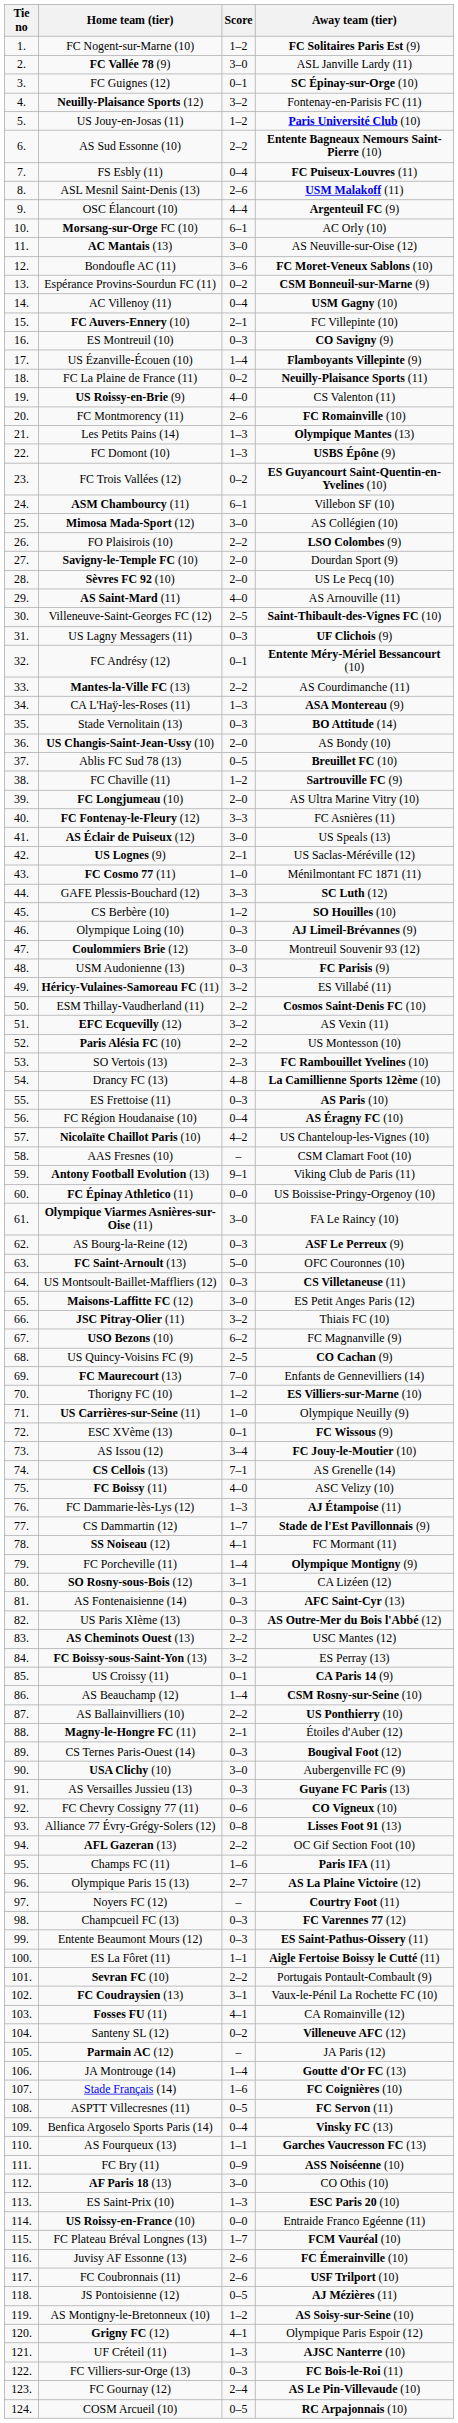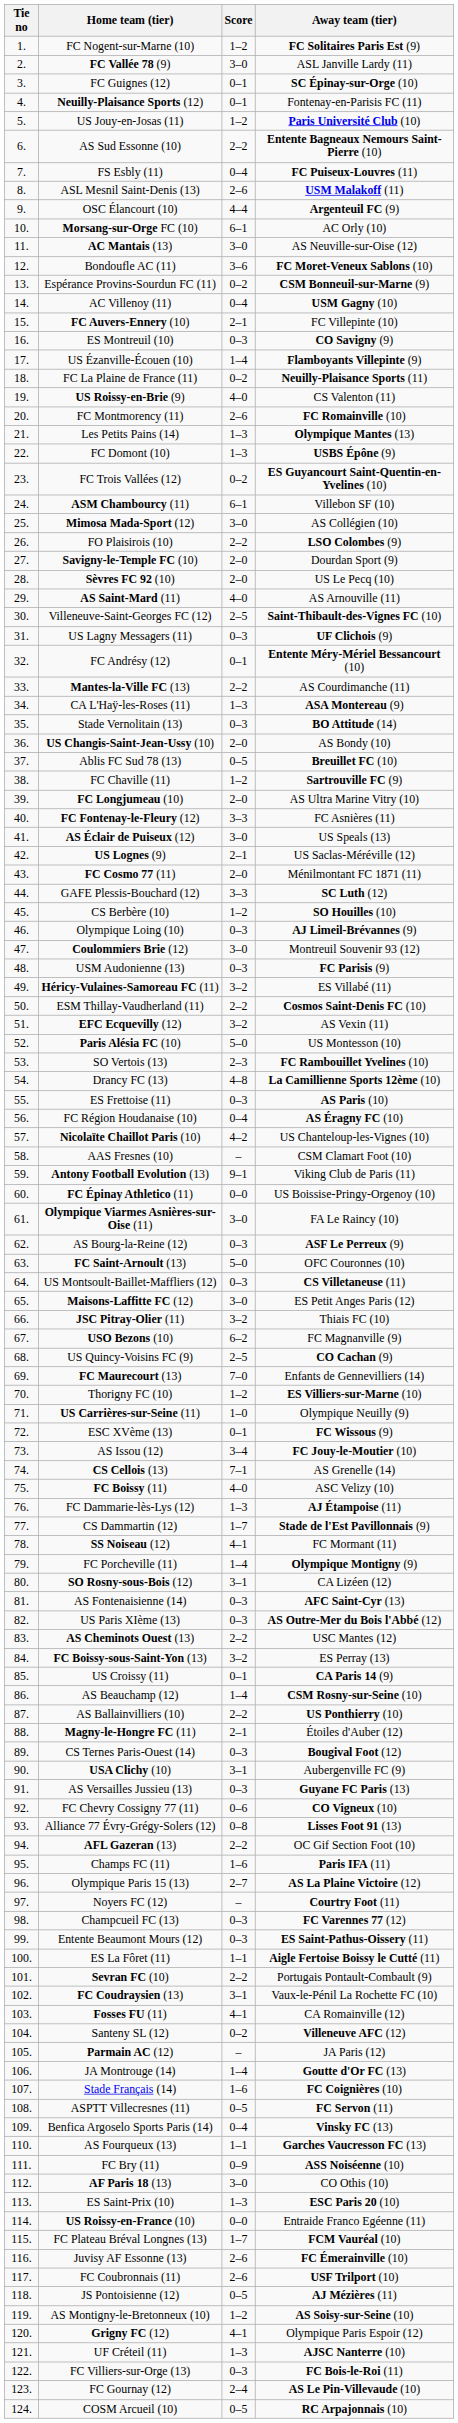(238, 102) 3–2 -> (238, 102) 0–1
(238, 874) 1–0 -> (238, 874) 2–0
(238, 1043) 2–2 -> (238, 1043) 5–0
(238, 1770) 3–0 -> (238, 1770) 3–1
